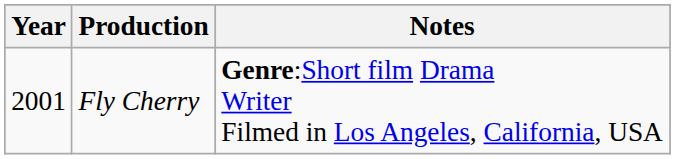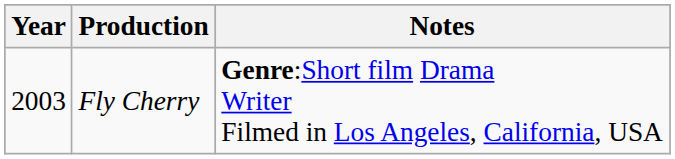(39, 100) 2001 -> (39, 100) 2003
